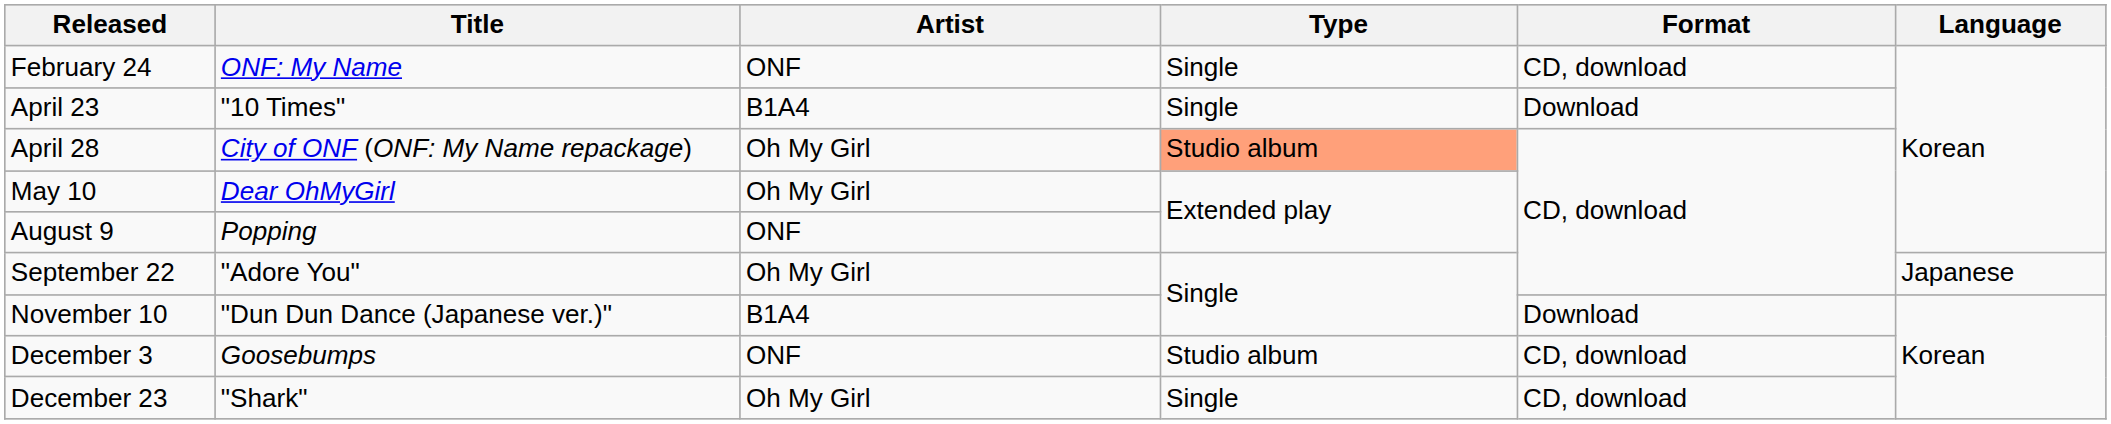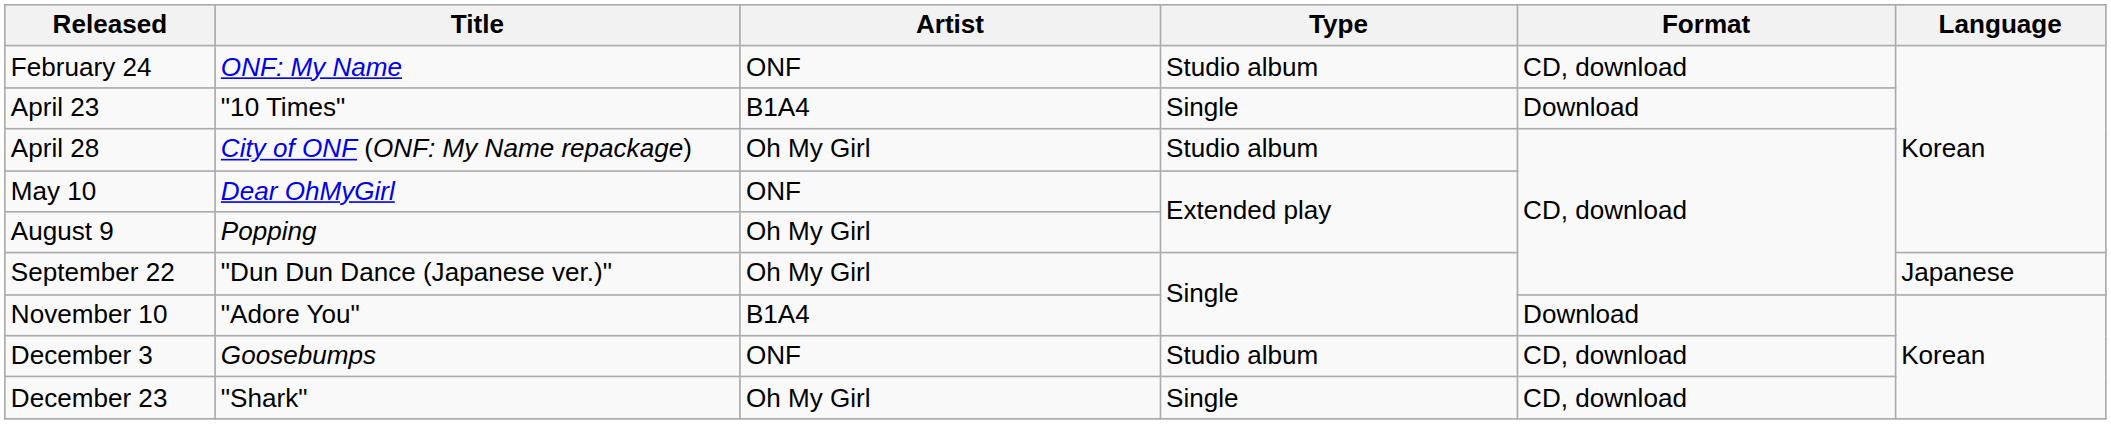(1202, 66) Single -> (1242, 66) Studio album
(1242, 149) lightsalmon background -> (1242, 149) no background
(808, 190) Oh My Girl -> (773, 190) ONF
(773, 231) ONF -> (808, 231) Oh My Girl
(290, 273) "Adore You" -> (416, 273) "Dun Dun Dance (Japanese ver.)"
(416, 314) "Dun Dun Dance (Japanese ver.)" -> (290, 314) "Adore You"
